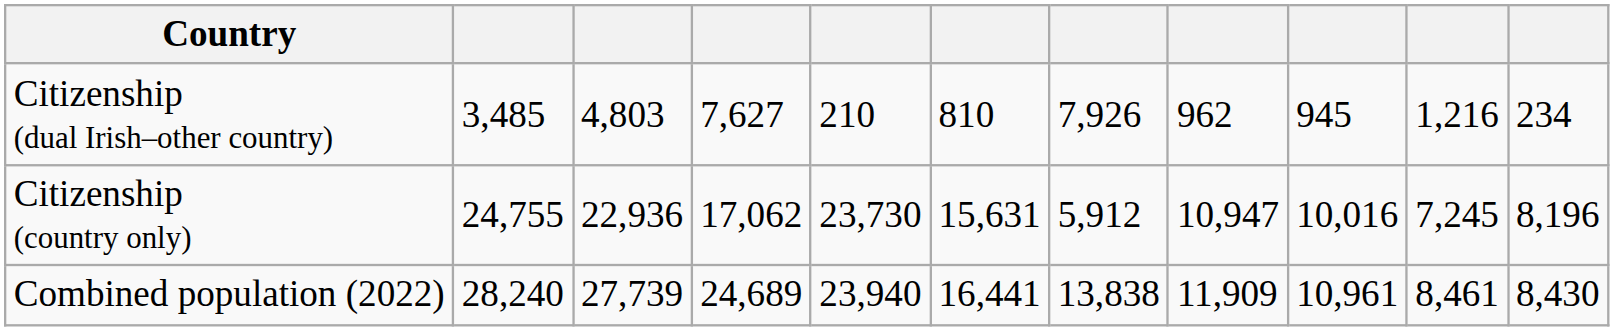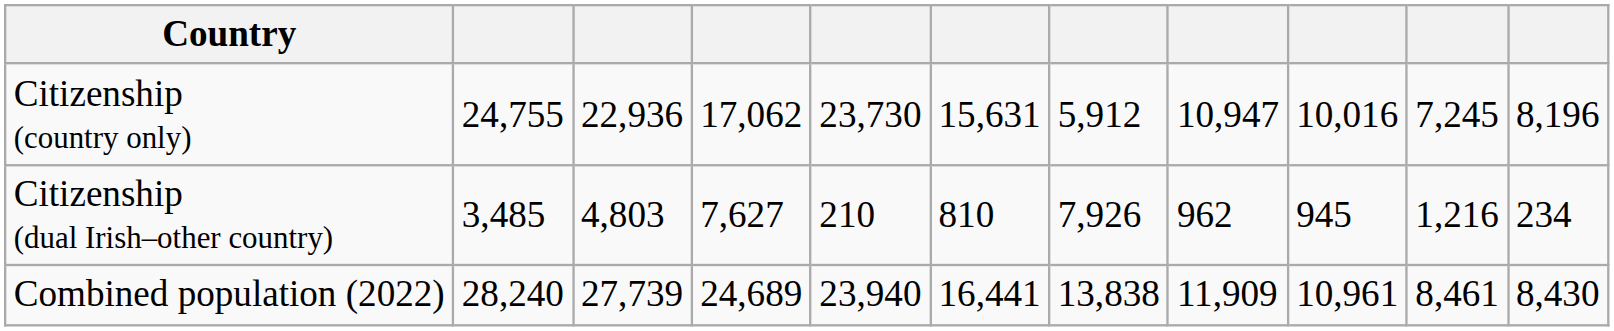rows swapped: (103, 214) <-> (173, 113)
